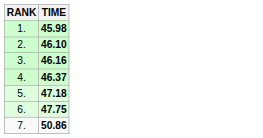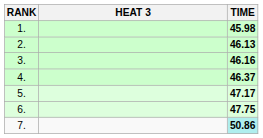+ column: (133, 13)
(54, 45) 46.10 -> (243, 45) 46.13
(54, 94) 47.18 -> (243, 94) 47.17
(54, 126) no background -> (243, 126) paleturquoise background
